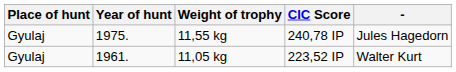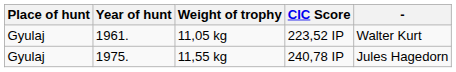rows swapped: (202, 56) <-> (202, 35)
